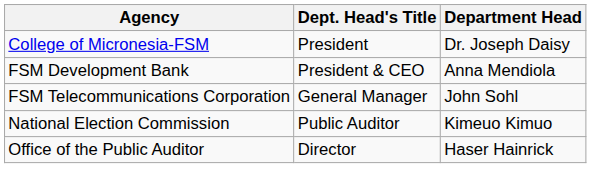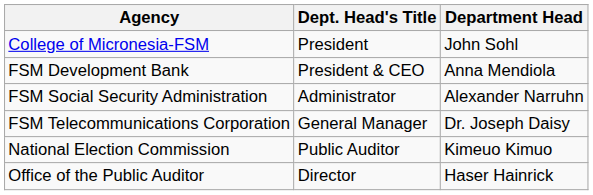(507, 44) Dr. Joseph Daisy -> (481, 44) John Sohl
+ row: (138, 96)
(481, 96) John Sohl -> (507, 123) Dr. Joseph Daisy
